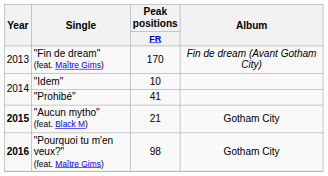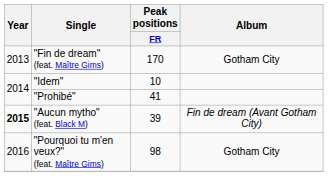(252, 59) Fin de dream (Avant Gotham City) -> (252, 59) Gotham City
(155, 119) 21 -> (155, 119) 39
(252, 119) Gotham City -> (252, 119) Fin de dream (Avant Gotham City)
(18, 152) bold -> (18, 152) normal
